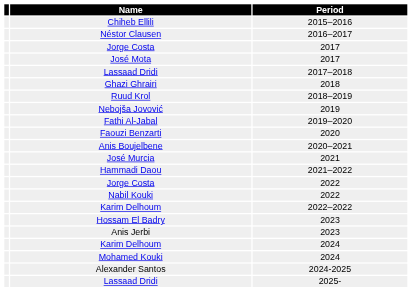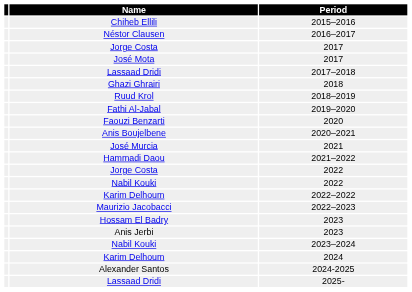- row: (131, 109)
+ row: (134, 207)
+ row: (134, 244)
- row: (131, 257)
